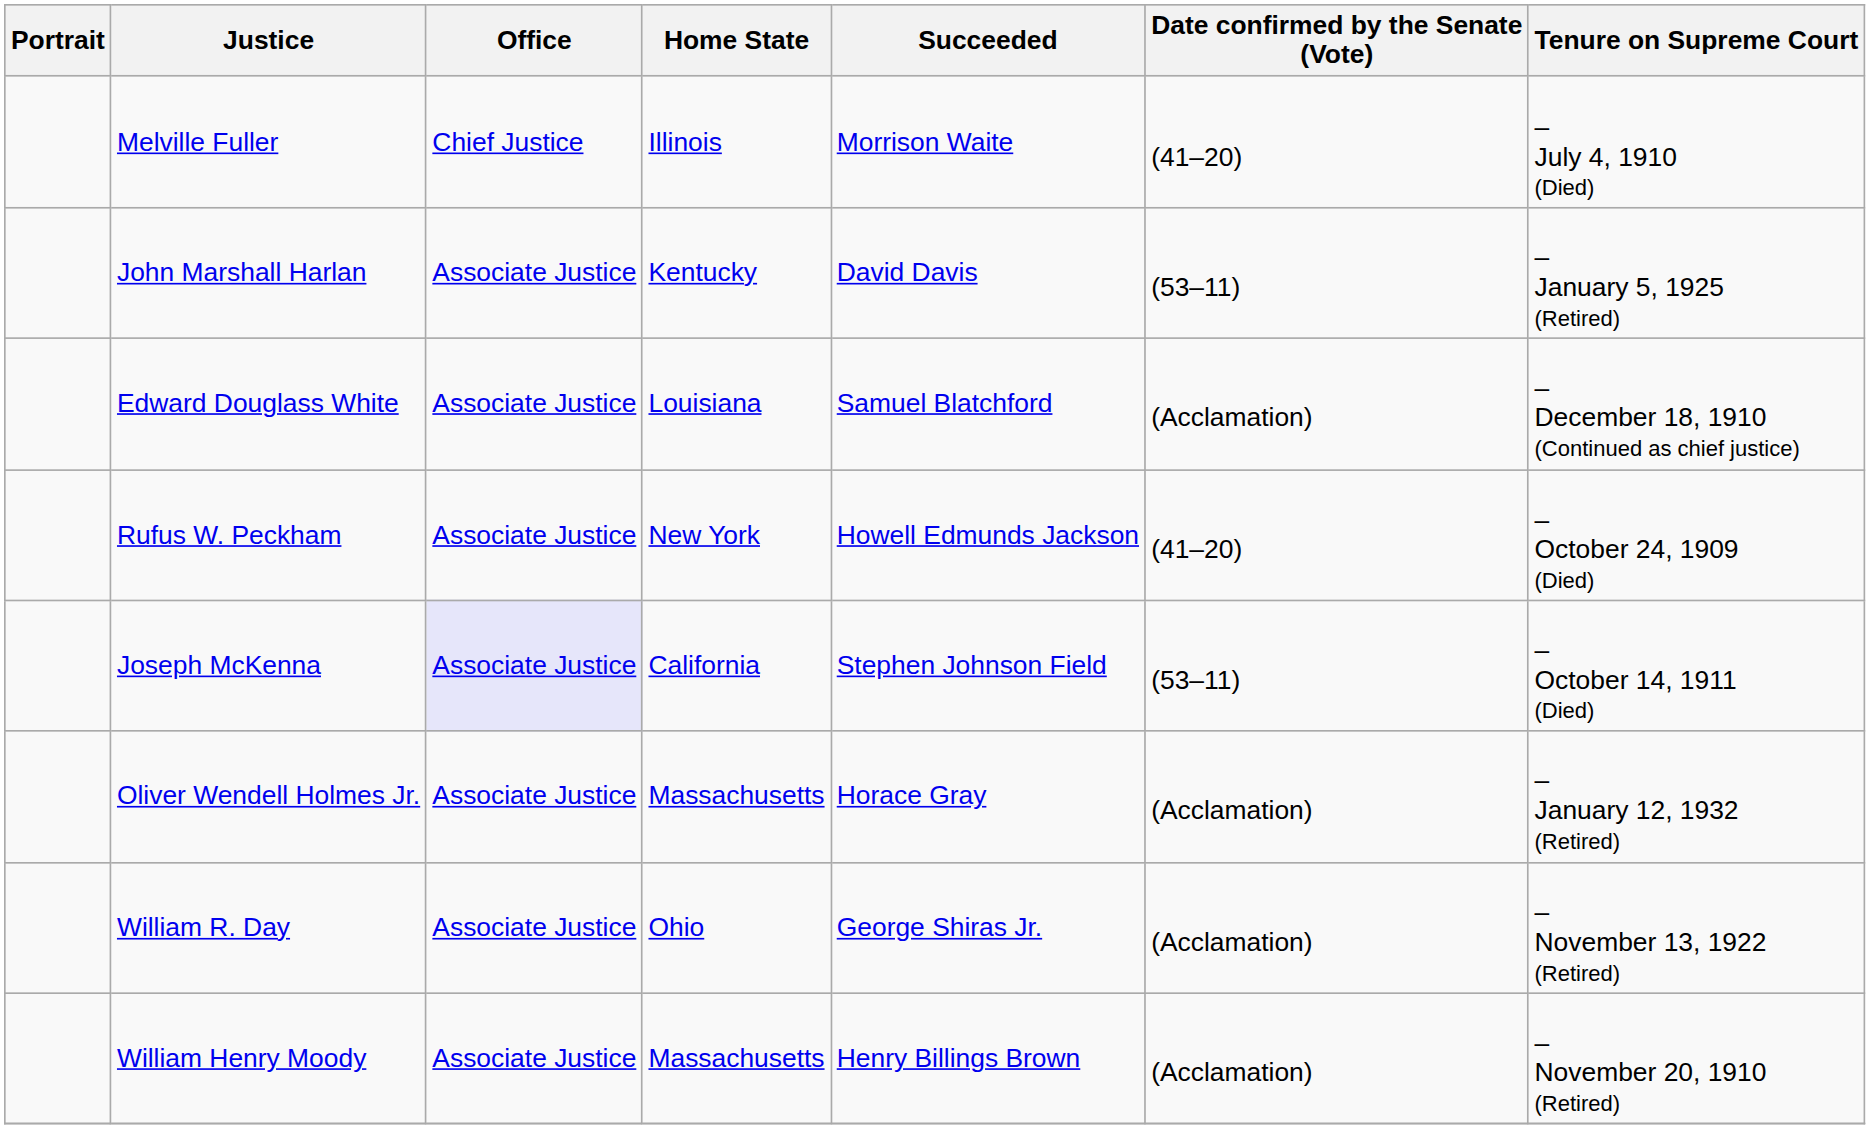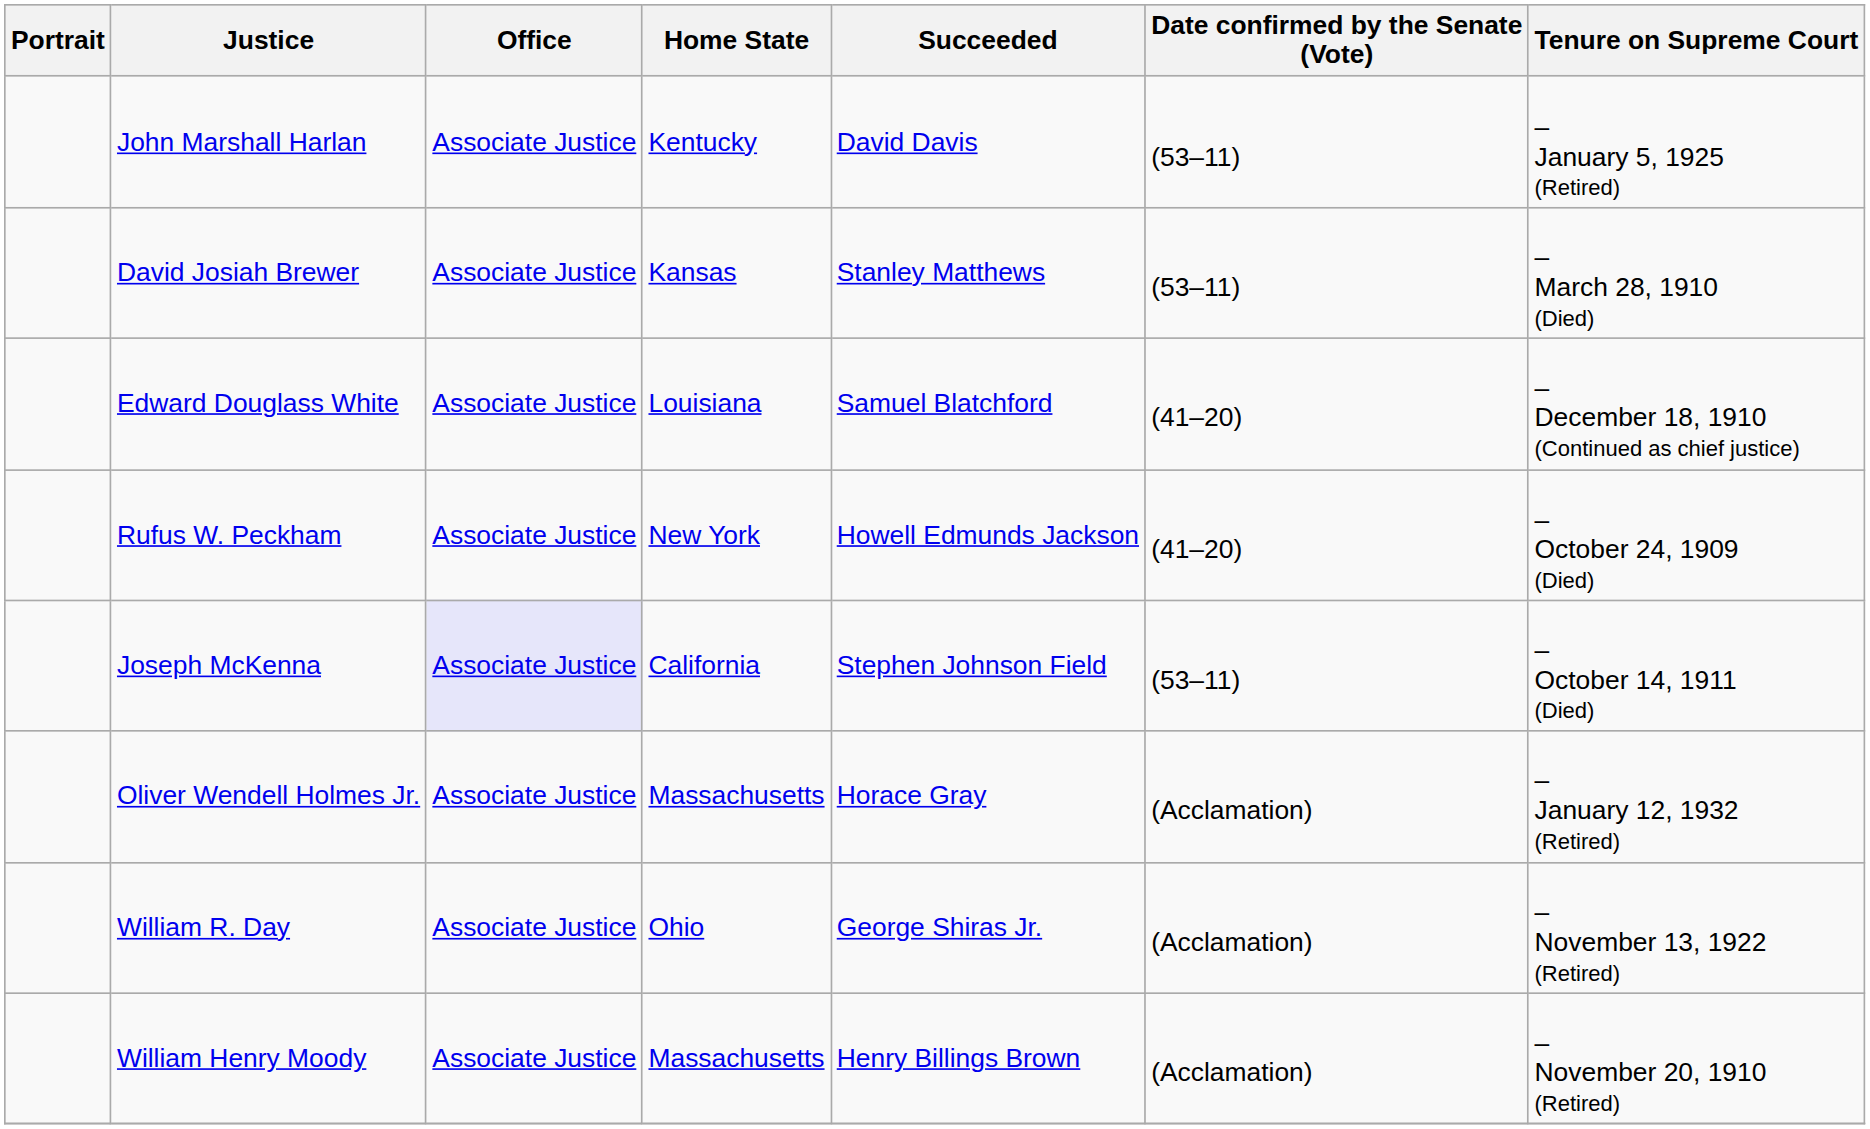- row: (198, 141)
+ row: (238, 272)
(1232, 418) (Acclamation) -> (1197, 418) (41–20)
